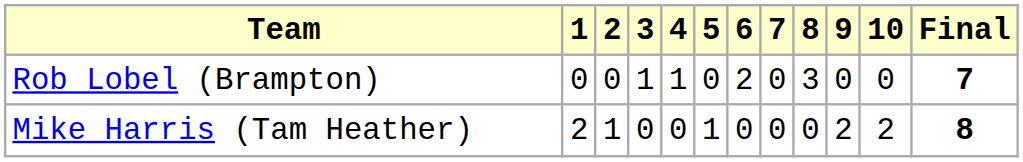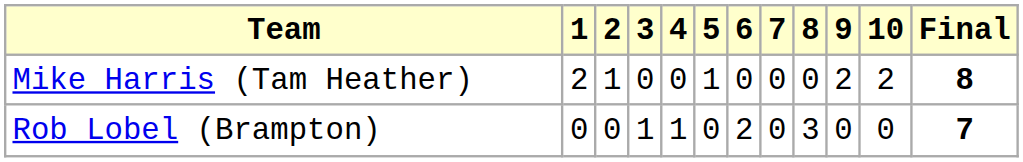rows swapped: (197, 80) <-> (243, 130)
